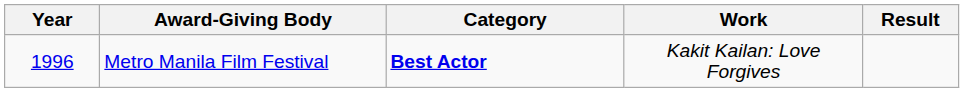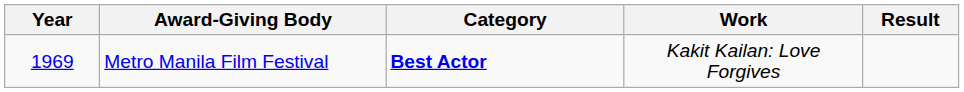(52, 60) 1996 -> (52, 60) 1969
